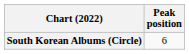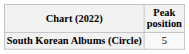(164, 40) 6 -> (164, 40) 5
